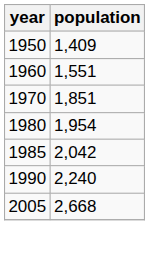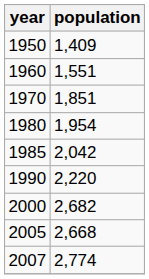(75, 179) 2,240 -> (75, 179) 2,220
+ row: (27, 206)
+ row: (27, 260)
